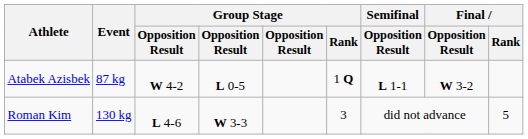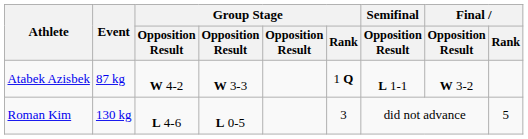(230, 86) L 0-5 -> (230, 86) W 3-3
(230, 123) W 3-3 -> (230, 123) L 0-5
